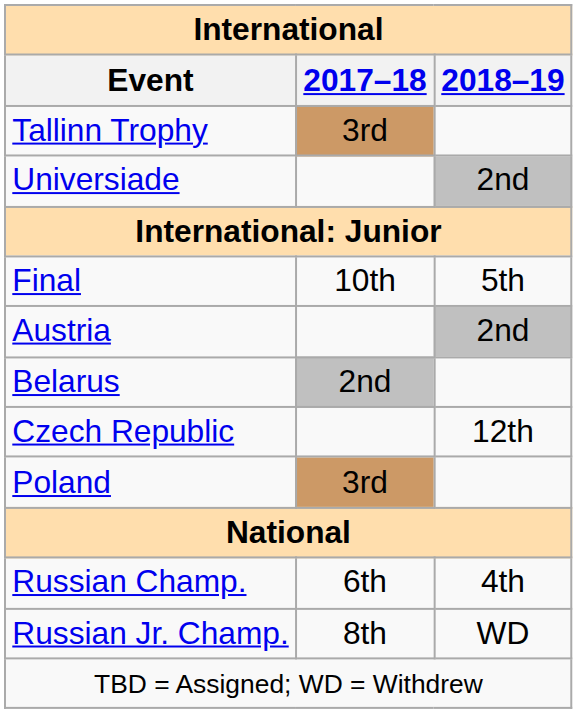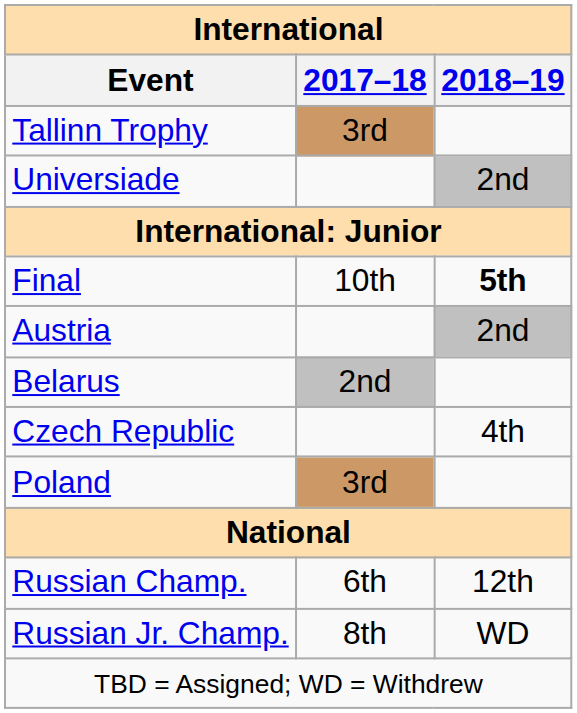(503, 280) normal -> (503, 280) bold
(503, 431) 12th -> (503, 431) 4th
(503, 582) 4th -> (503, 582) 12th
